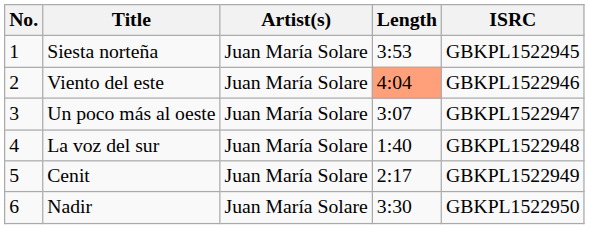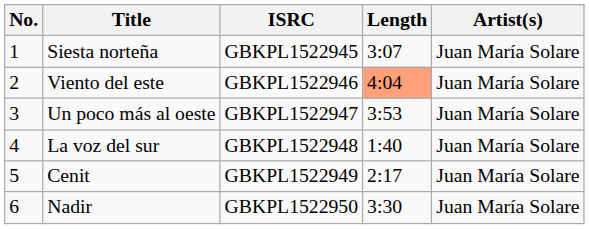columns swapped: (296, 20) <-> (513, 20)
(394, 51) 3:53 -> (385, 51) 3:07
(394, 113) 3:07 -> (385, 113) 3:53
